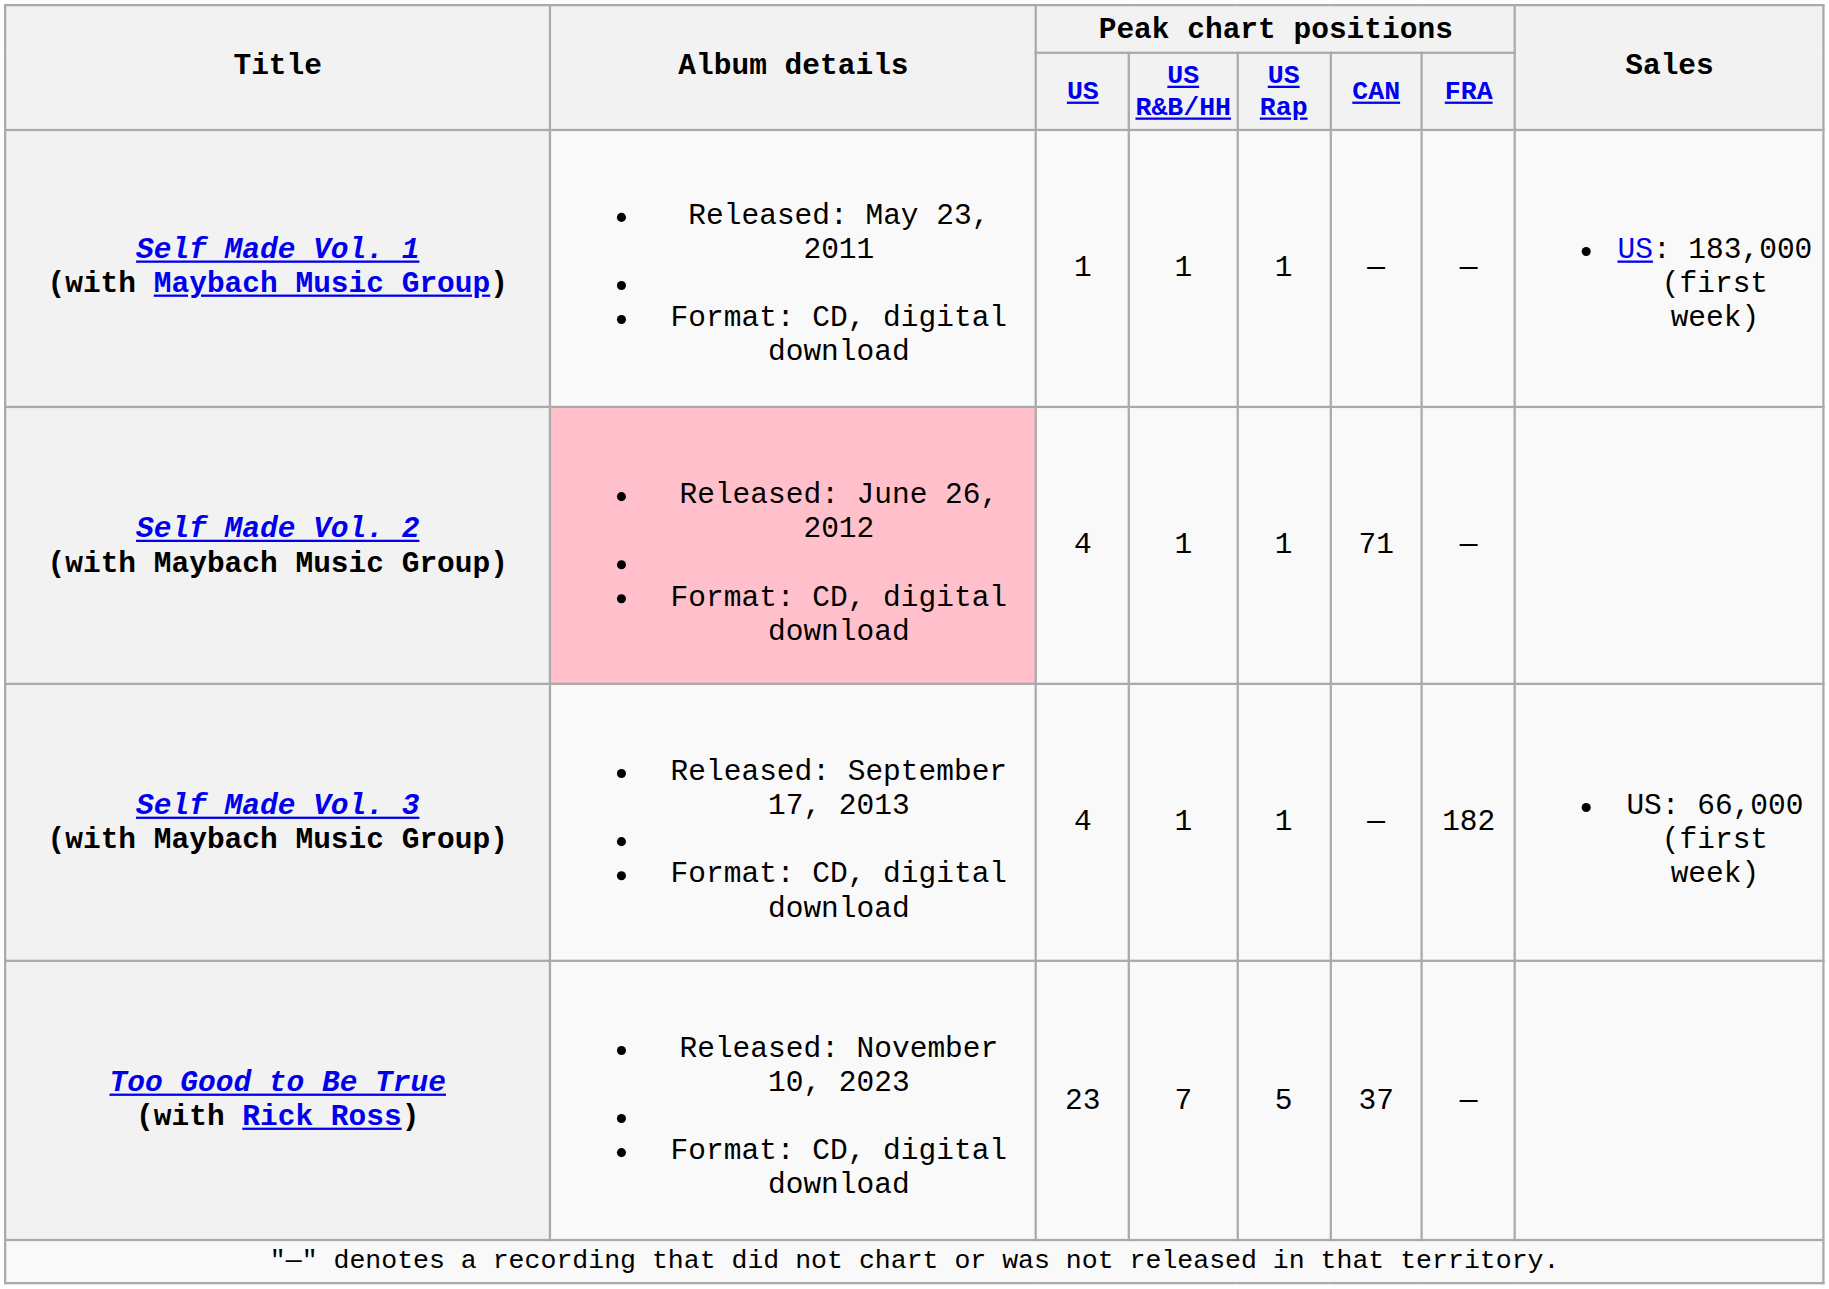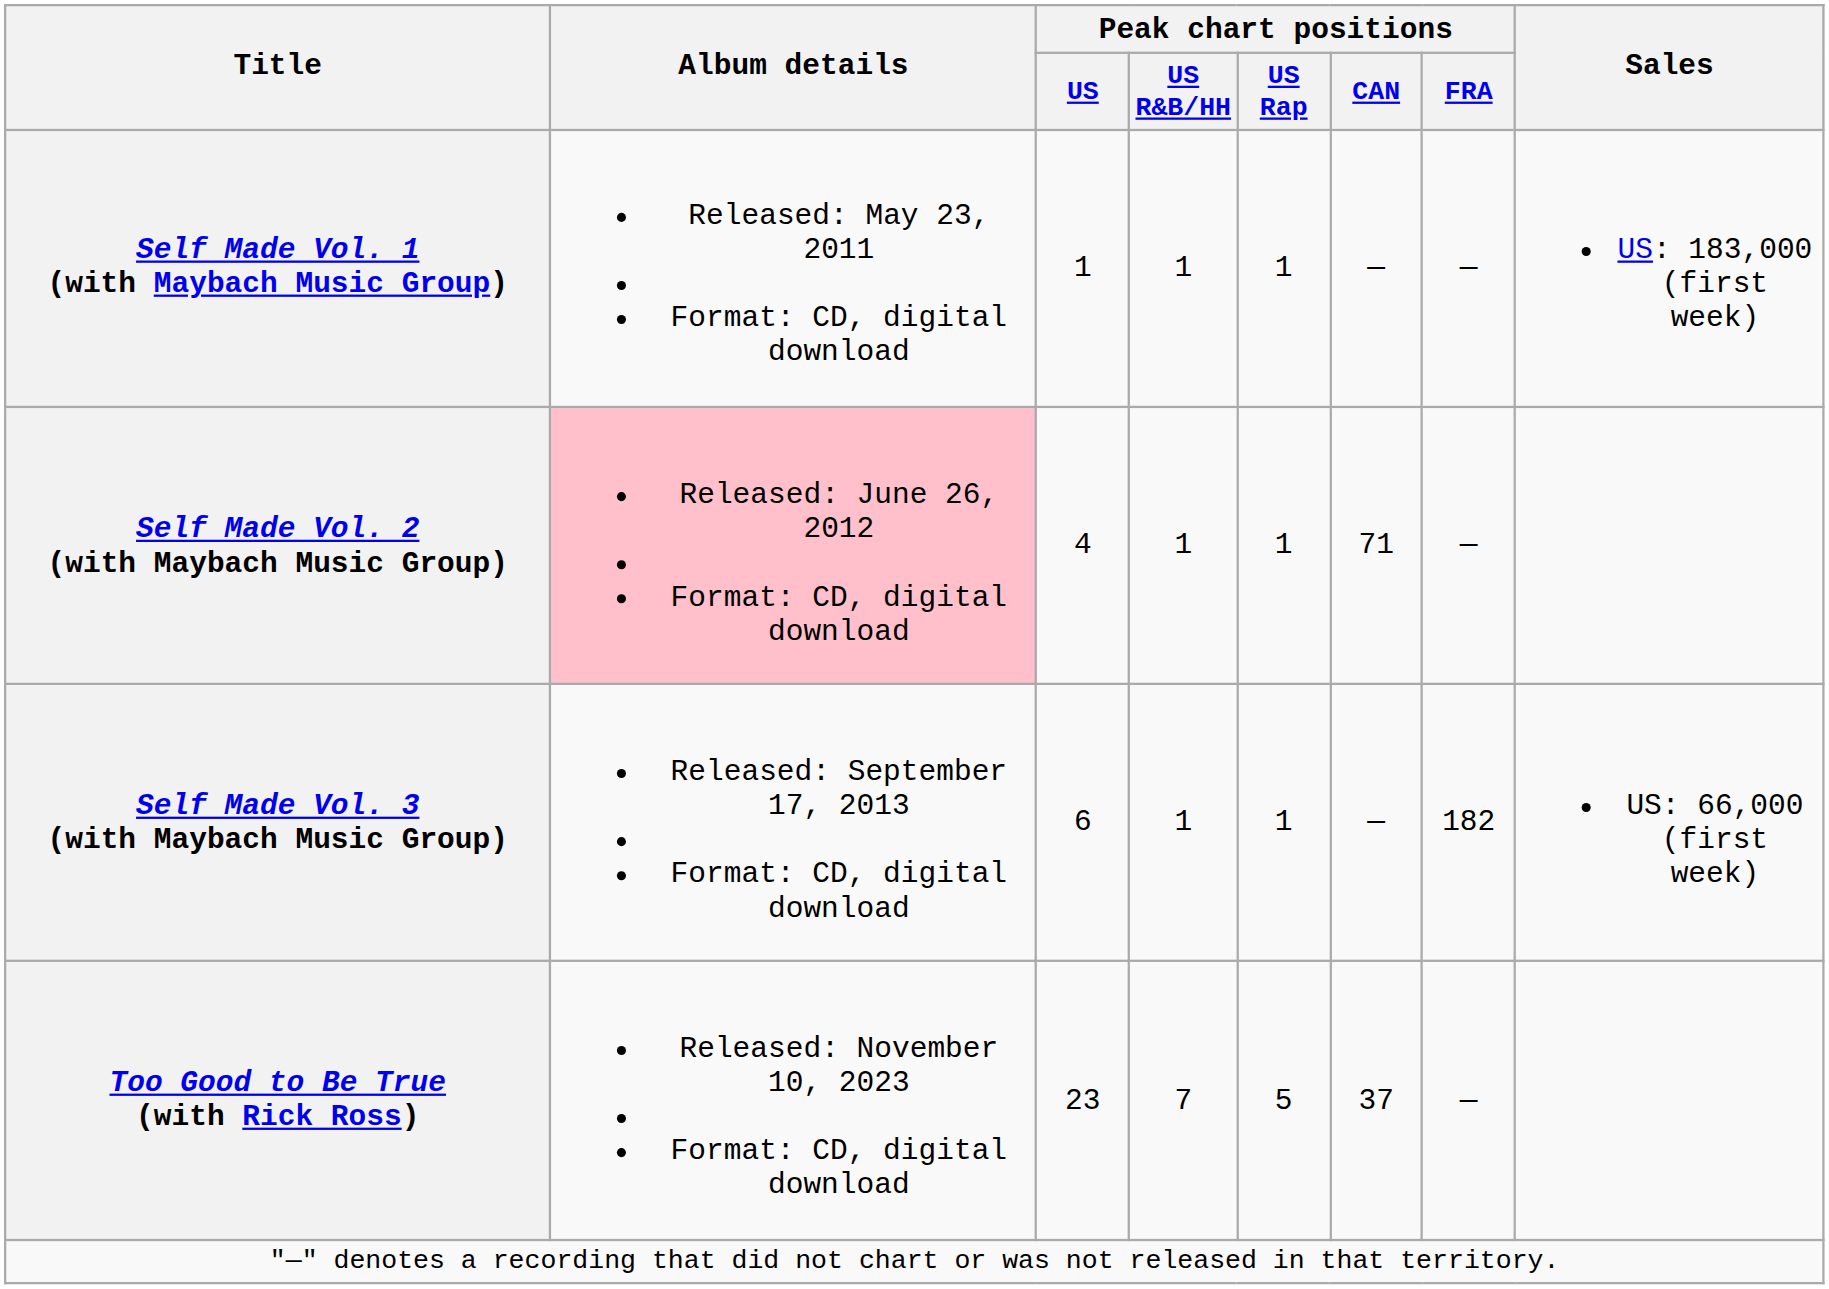(1083, 823) 4 -> (1083, 823) 6
